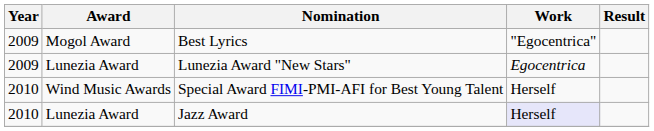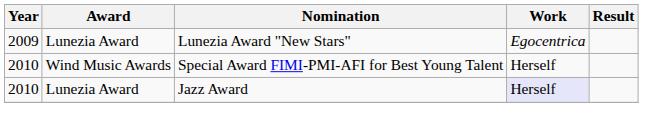- row: (213, 41)
